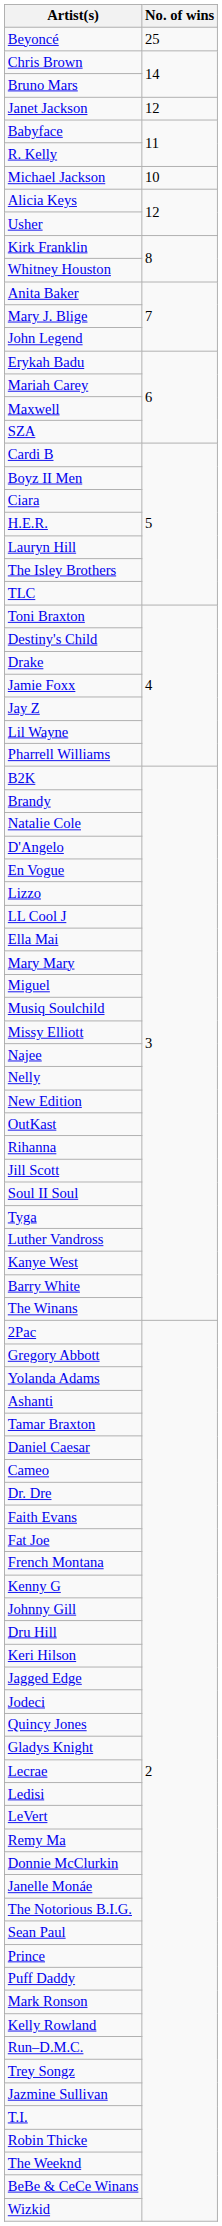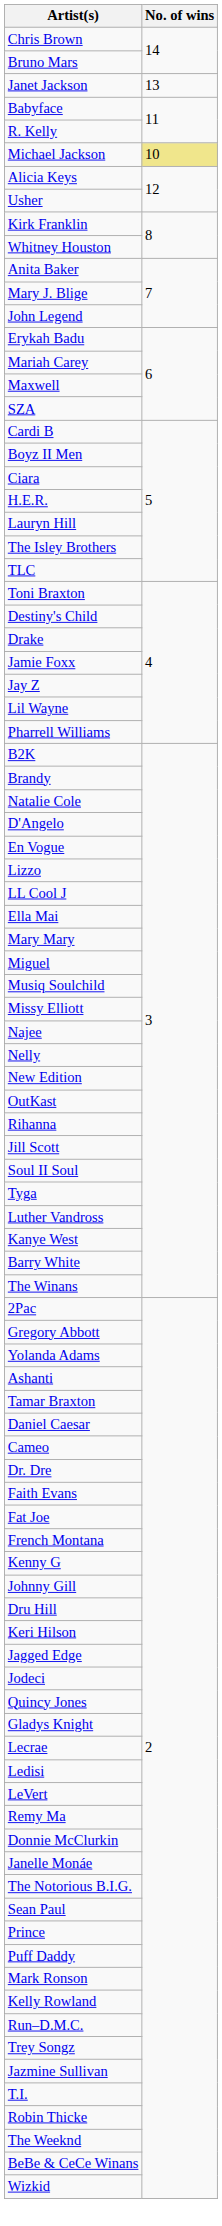- row: (33, 39)
(152, 108) 12 -> (152, 85) 13
(152, 177) no background -> (152, 154) khaki background
